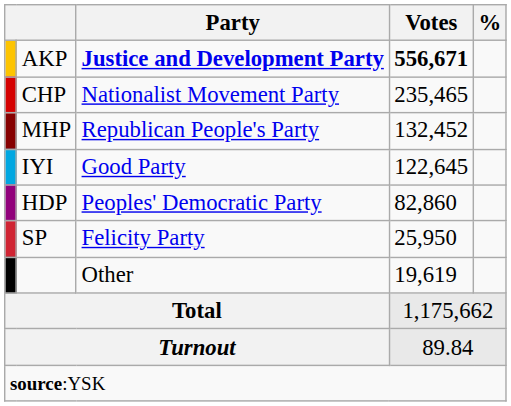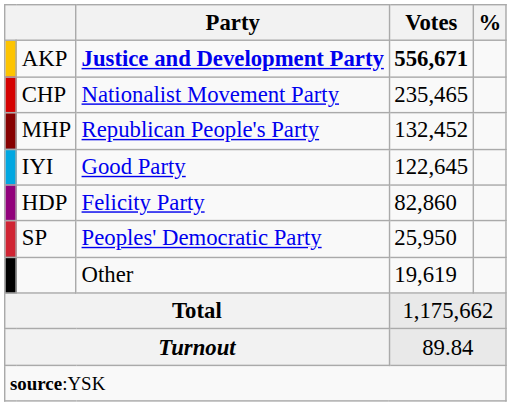(202, 202) Peoples' Democratic Party -> (143, 202) Felicity Party
(143, 238) Felicity Party -> (202, 238) Peoples' Democratic Party
